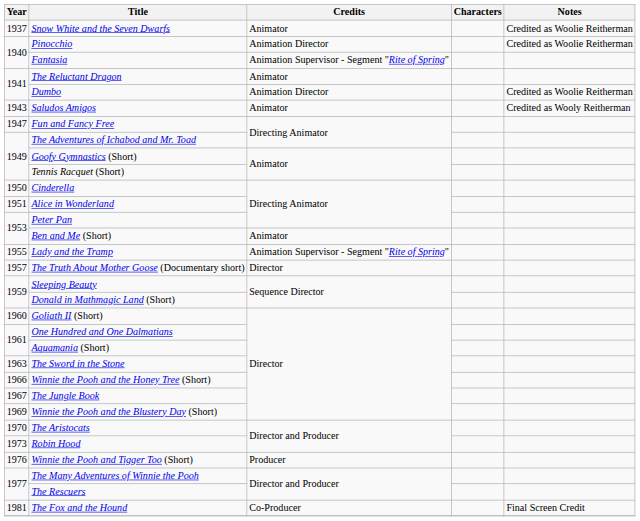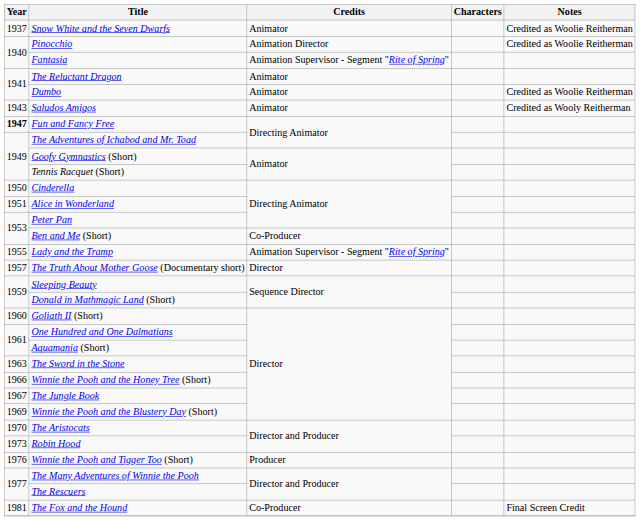(289, 92) Animation Director -> (269, 92) Animator
(17, 124) normal -> (17, 124) bold
(269, 236) Animator -> (275, 236) Co-Producer
